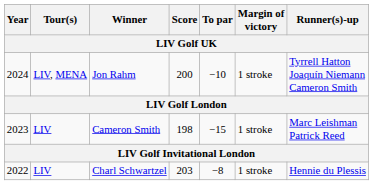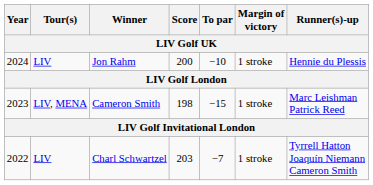(60, 74) LIV, MENA -> (42, 61) LIV
(327, 74) Tyrrell Hatton Joaquín Niemann Cameron Smith -> (328, 61) Hennie du Plessis
(42, 129) LIV -> (60, 103) LIV, MENA
(218, 171) −8 -> (218, 158) −7
(328, 171) Hennie du Plessis -> (327, 158) Tyrrell Hatton Joaquín Niemann Cameron Smith
